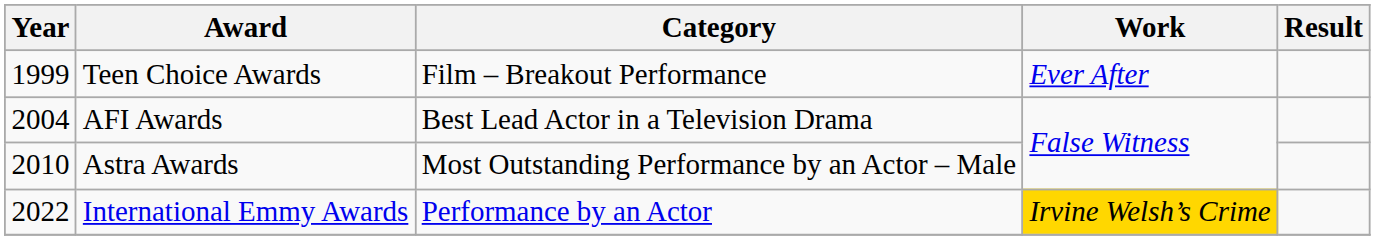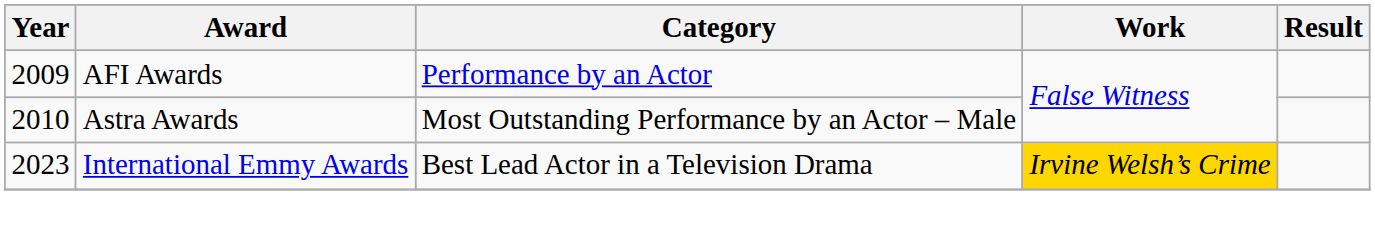- row: (202, 73)
(41, 119) 2004 -> (41, 73) 2009
(647, 119) Best Lead Actor in a Television Drama -> (567, 73) Performance by an Actor
(41, 211) 2022 -> (41, 165) 2023
(567, 211) Performance by an Actor -> (647, 165) Best Lead Actor in a Television Drama
